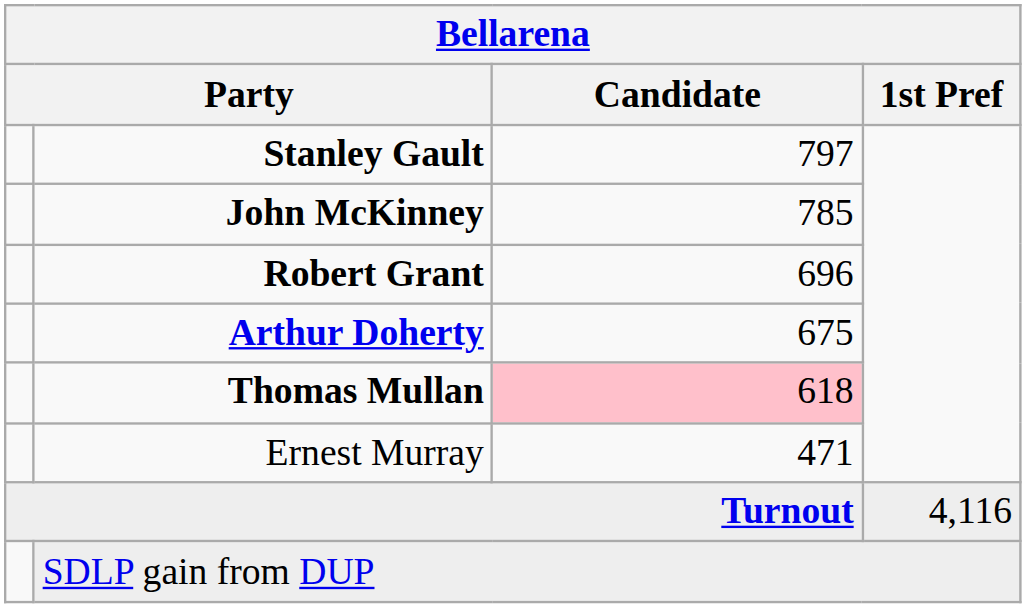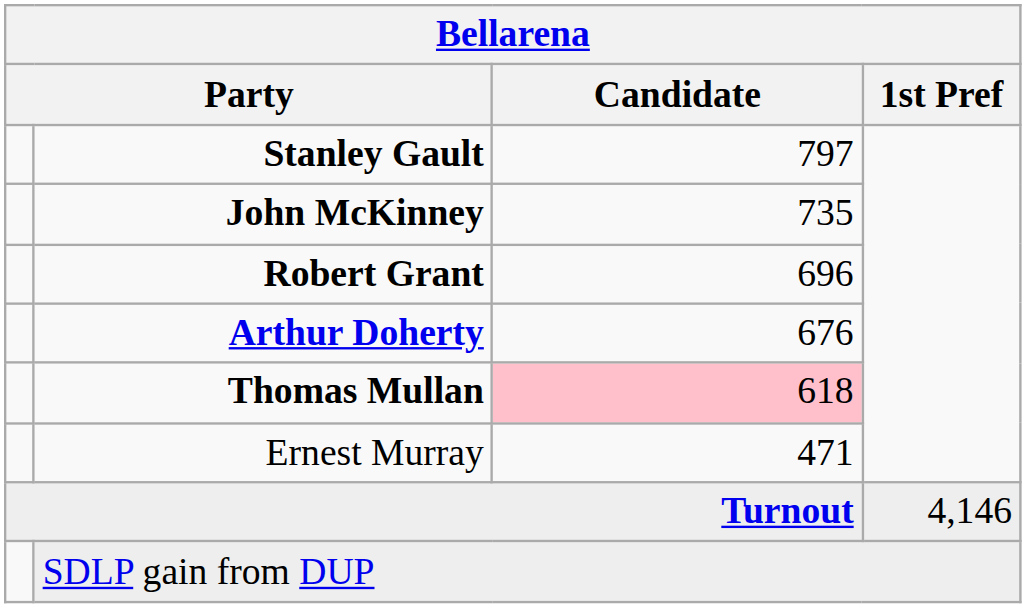(825, 213) 785 -> (825, 213) 735
(825, 332) 675 -> (825, 332) 676
(970, 511) 4,116 -> (970, 511) 4,146
